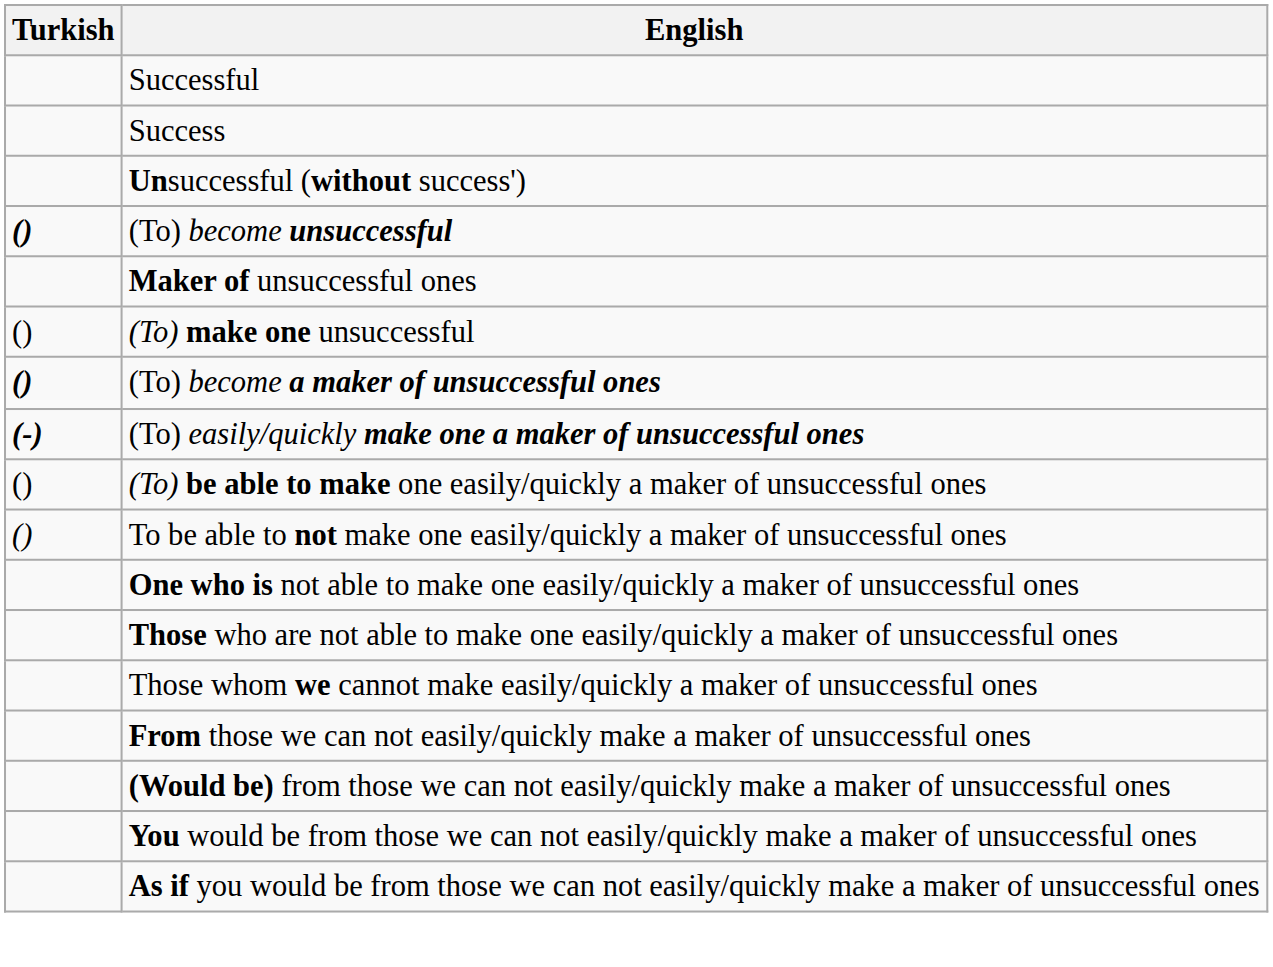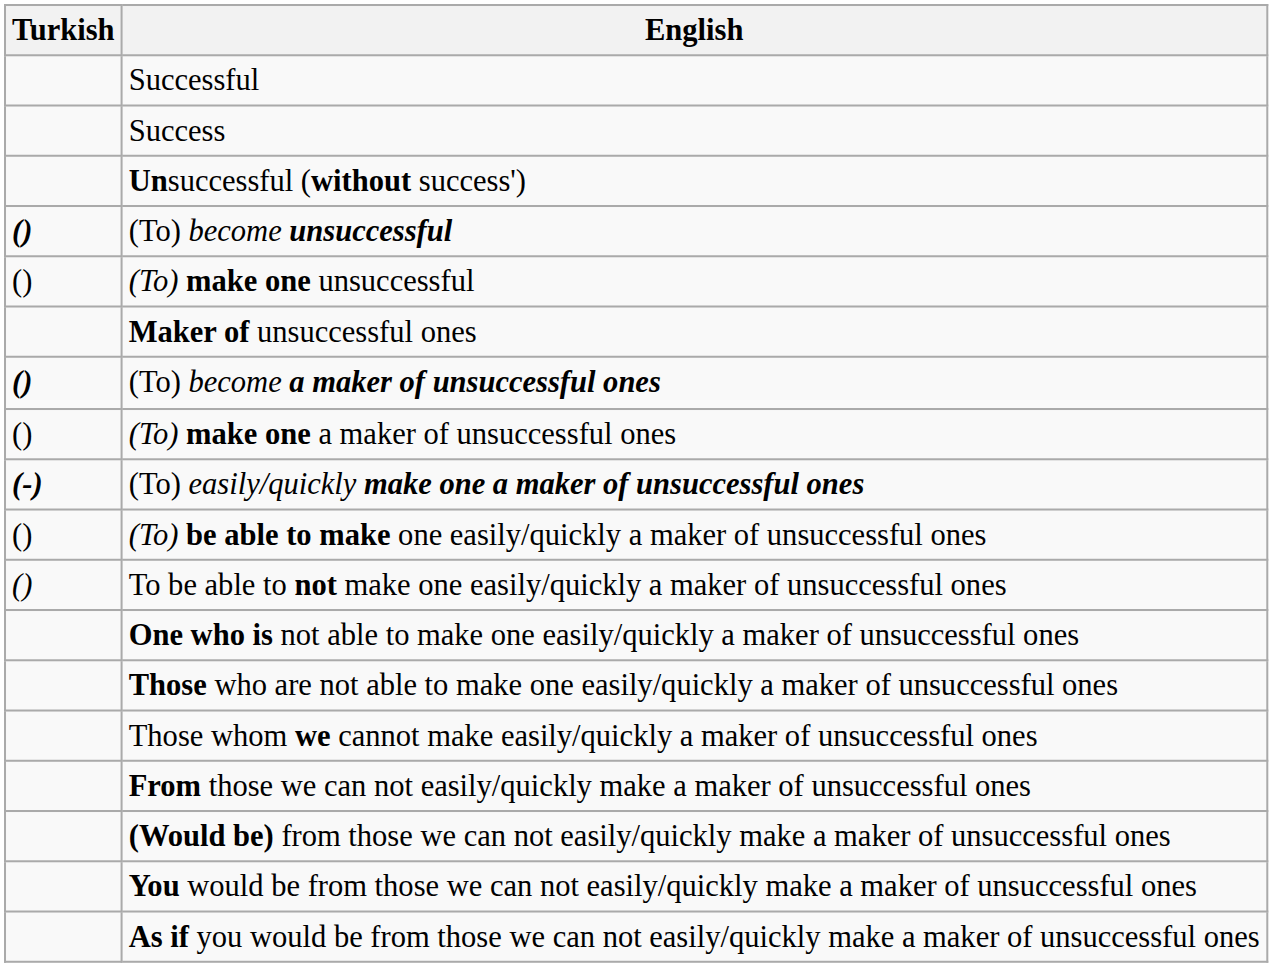rows swapped: (302, 332) <-> (303, 281)
+ row: (402, 432)
